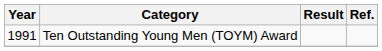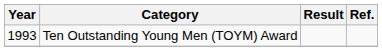(22, 35) 1991 -> (22, 35) 1993
